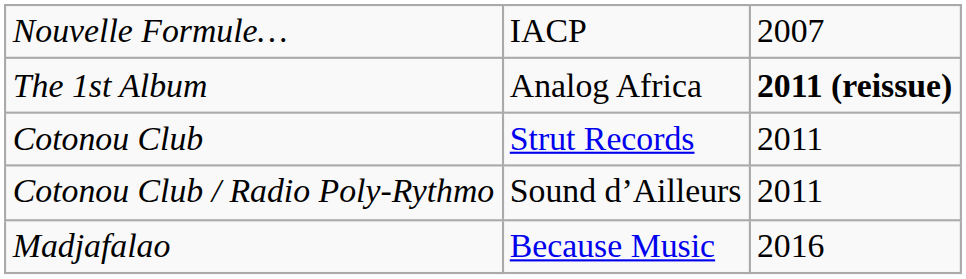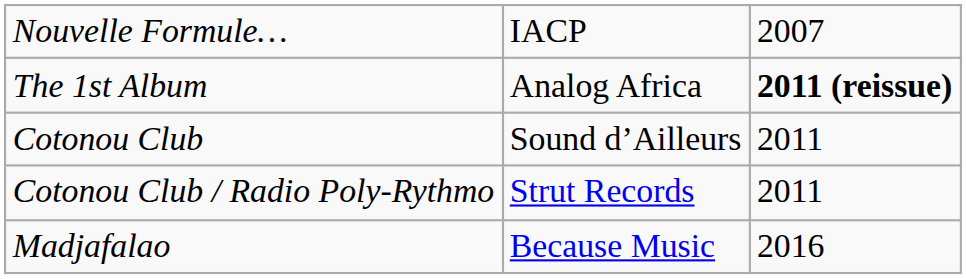(602, 138) Strut Records -> (626, 138) Sound d’Ailleurs
(626, 191) Sound d’Ailleurs -> (602, 191) Strut Records
